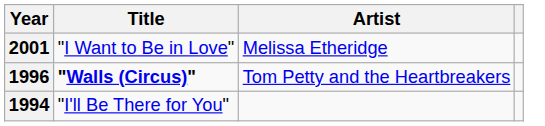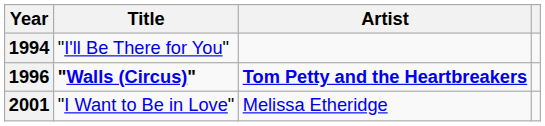rows swapped: (29, 105) <-> (29, 47)
(377, 76) normal -> (385, 76) bold
